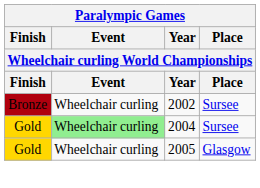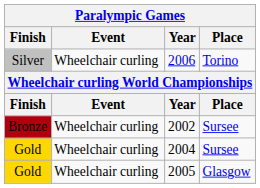+ row: (182, 60)
(106, 127) lightgreen background -> (106, 149) no background
